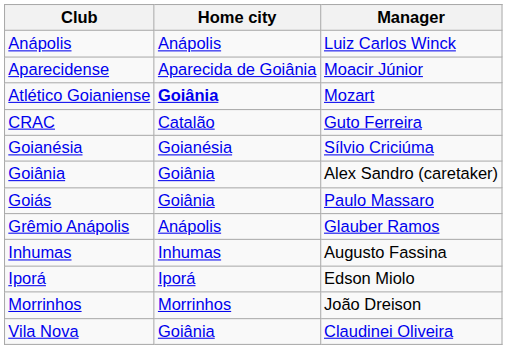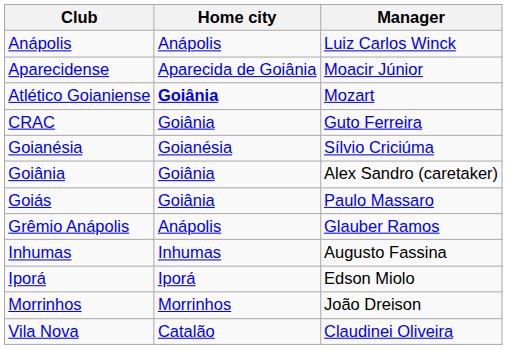(186, 122) Catalão -> (186, 122) Goiânia
(186, 331) Goiânia -> (186, 331) Catalão
